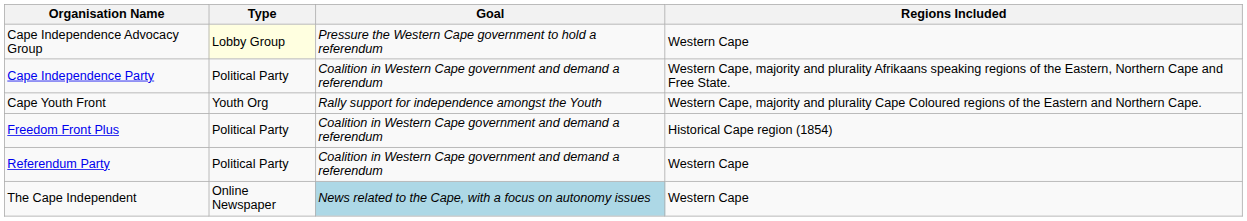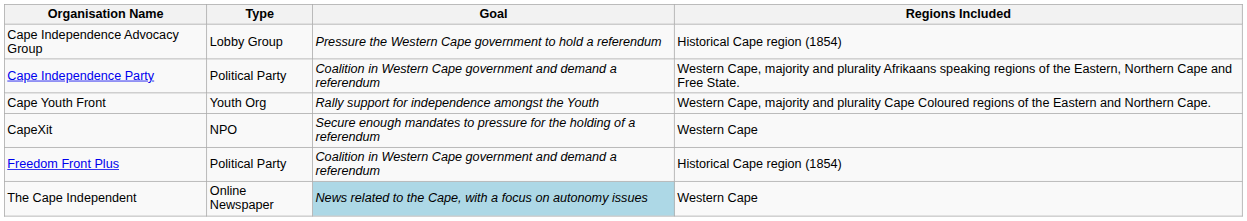(248, 41) lightyellow background -> (246, 41) no background
(708, 41) Western Cape -> (759, 41) Historical Cape region (1854)
+ row: (30, 130)
- row: (59, 164)
